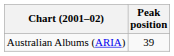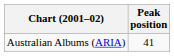(149, 42) 39 -> (149, 42) 41
